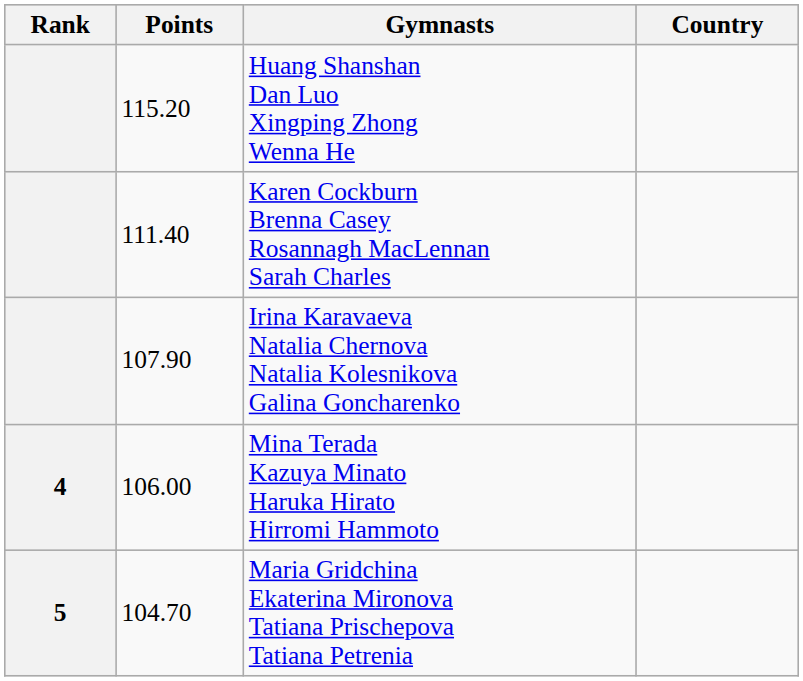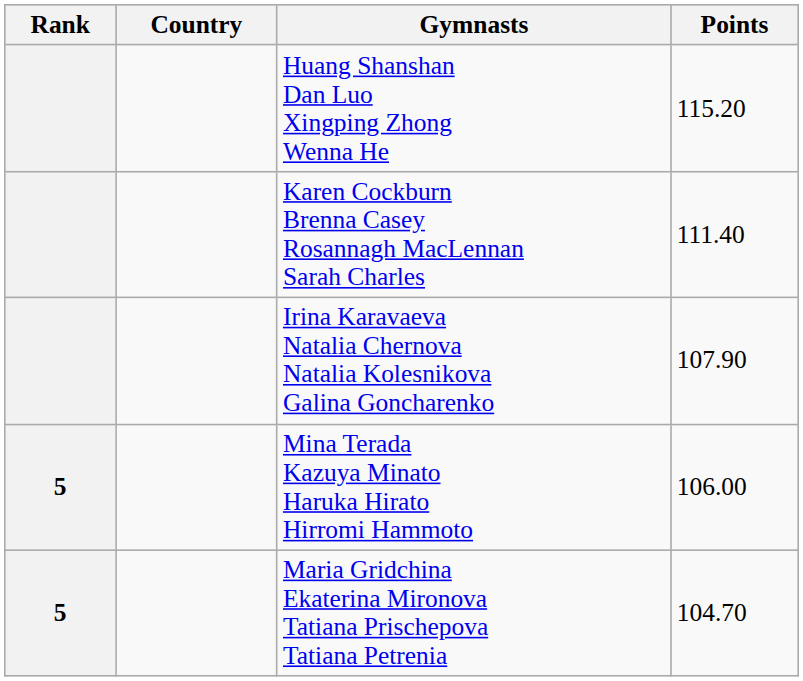columns swapped: (717, 24) <-> (179, 24)
(60, 486) 4 -> (60, 486) 5
